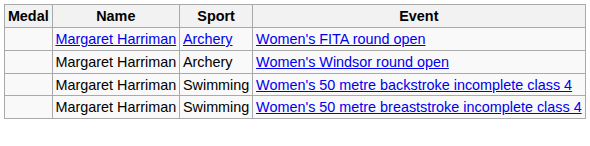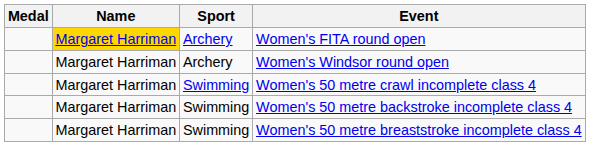(116, 39) no background -> (116, 39) gold background
+ row: (396, 85)
